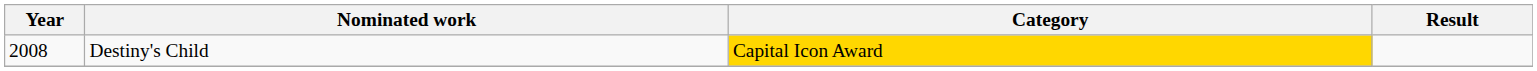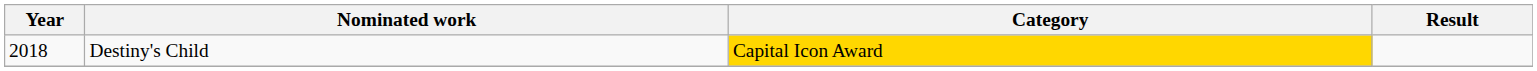(28, 50) 2008 -> (28, 50) 2018
